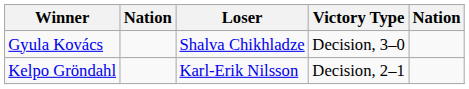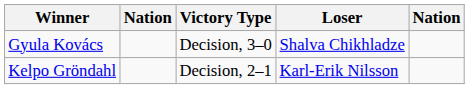columns swapped: (359, 17) <-> (242, 17)
